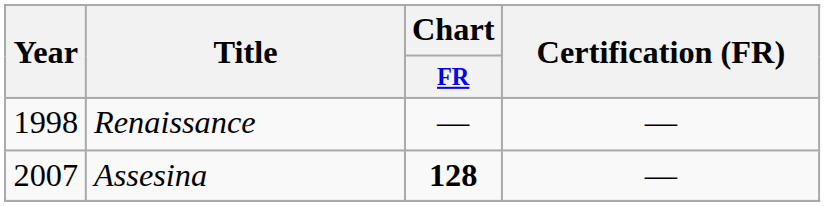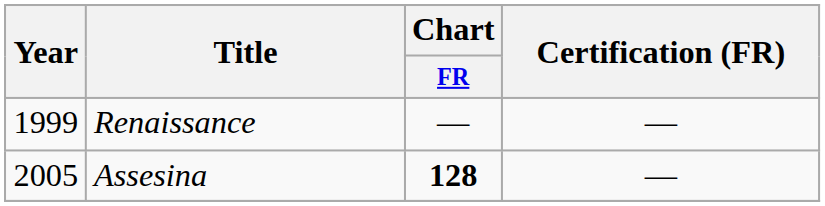(46, 123) 1998 -> (46, 123) 1999
(46, 174) 2007 -> (46, 174) 2005
